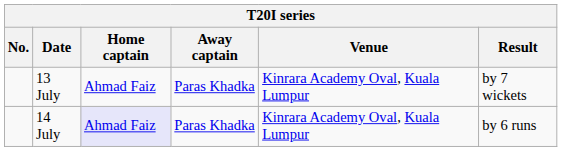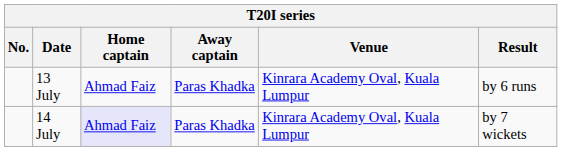(505, 86) by 7 wickets -> (509, 86) by 6 runs
(509, 126) by 6 runs -> (505, 126) by 7 wickets
